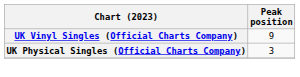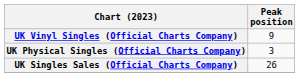+ row: (126, 65)
